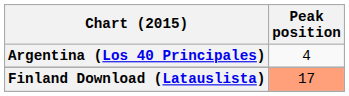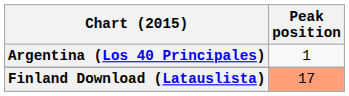(307, 56) 4 -> (307, 56) 1
